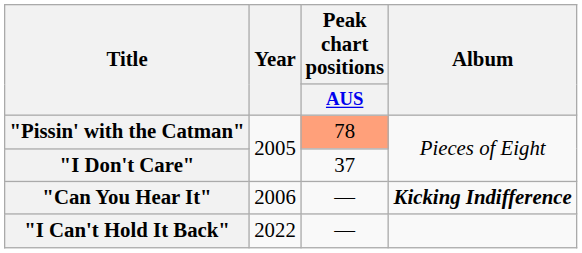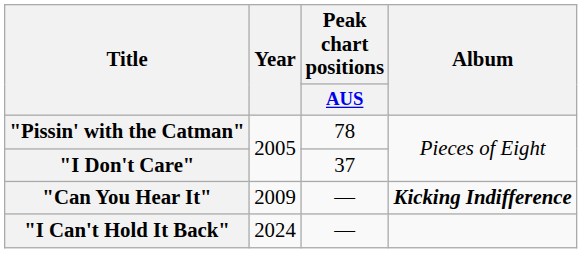(345, 131) lightsalmon background -> (345, 131) no background
(275, 197) 2006 -> (275, 197) 2009
(275, 230) 2022 -> (275, 230) 2024
